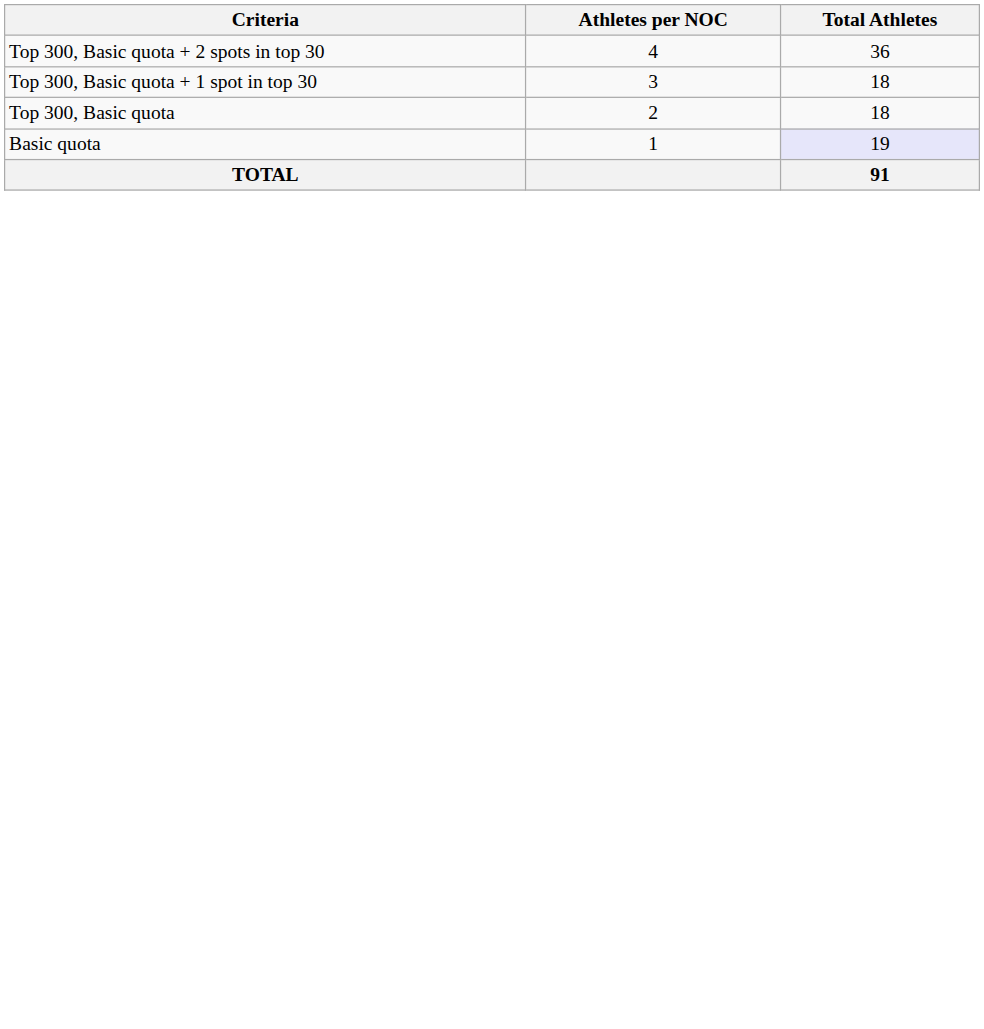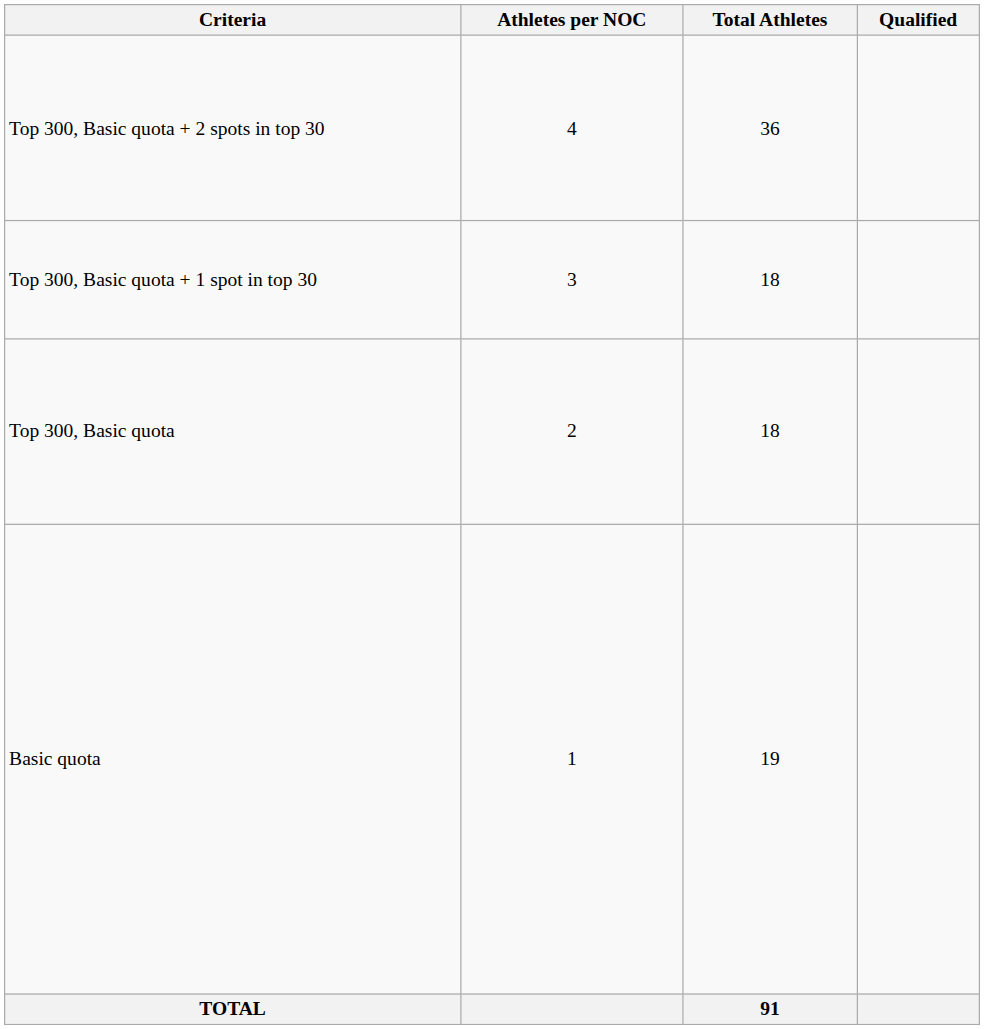+ column: (918, 19)
(880, 143) lavender background -> (770, 758) no background
